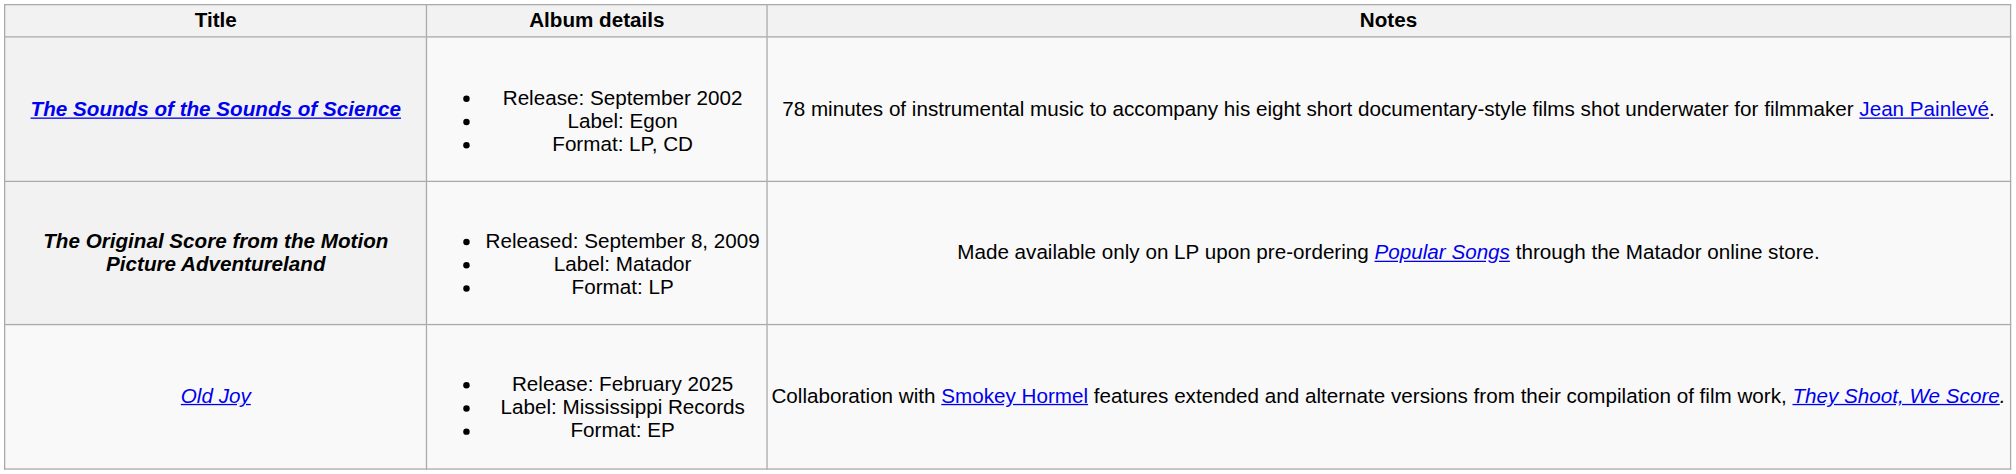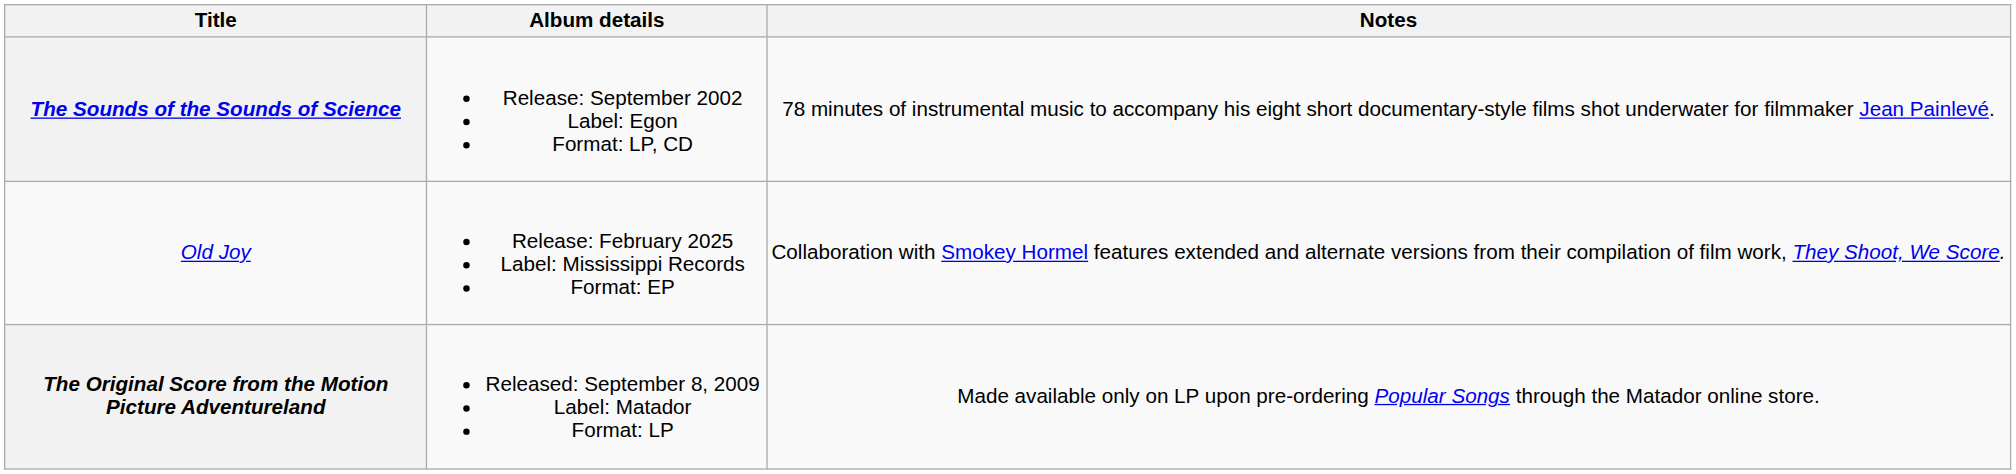rows swapped: (216, 252) <-> (216, 396)
